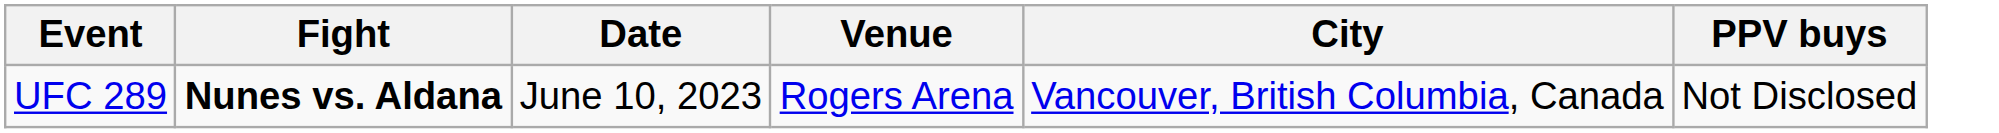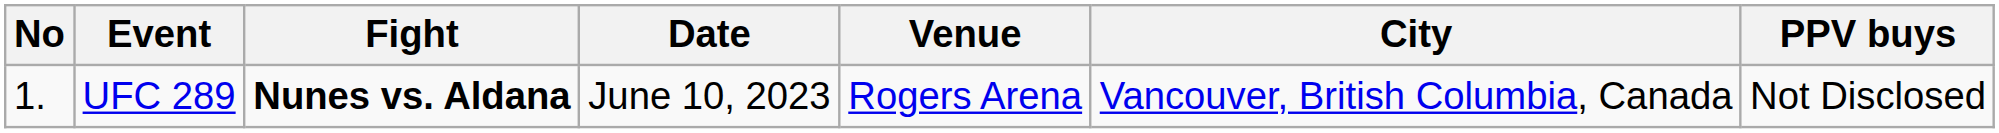+ column: (39, 34)
